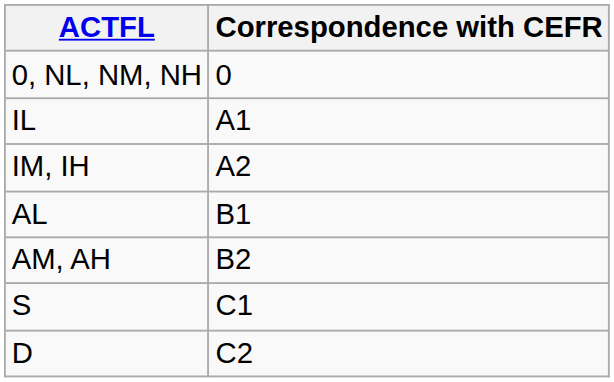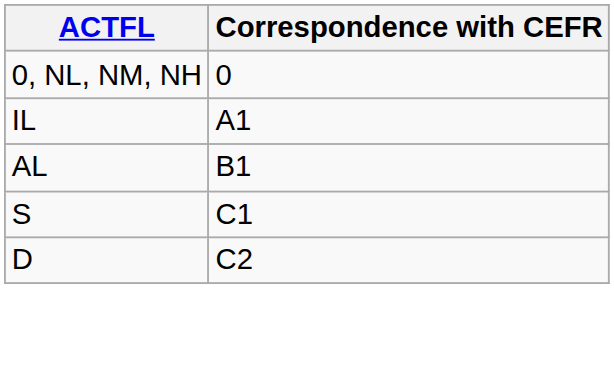- row: (51, 167)
- row: (61, 259)
